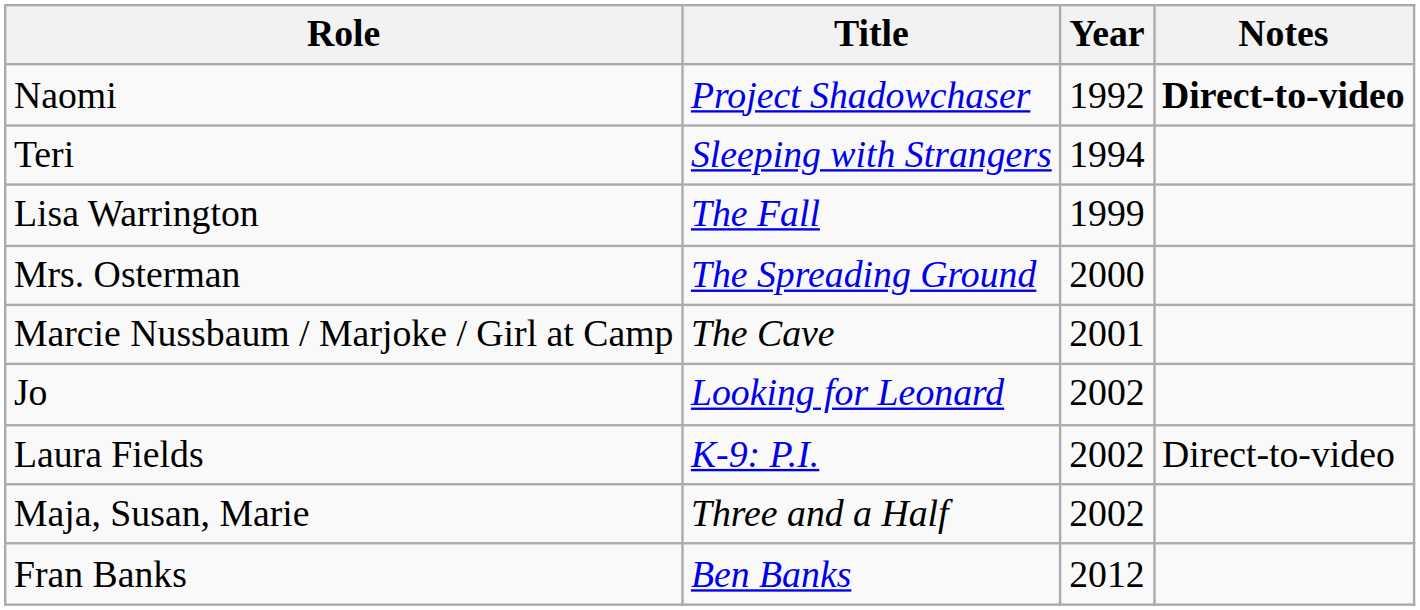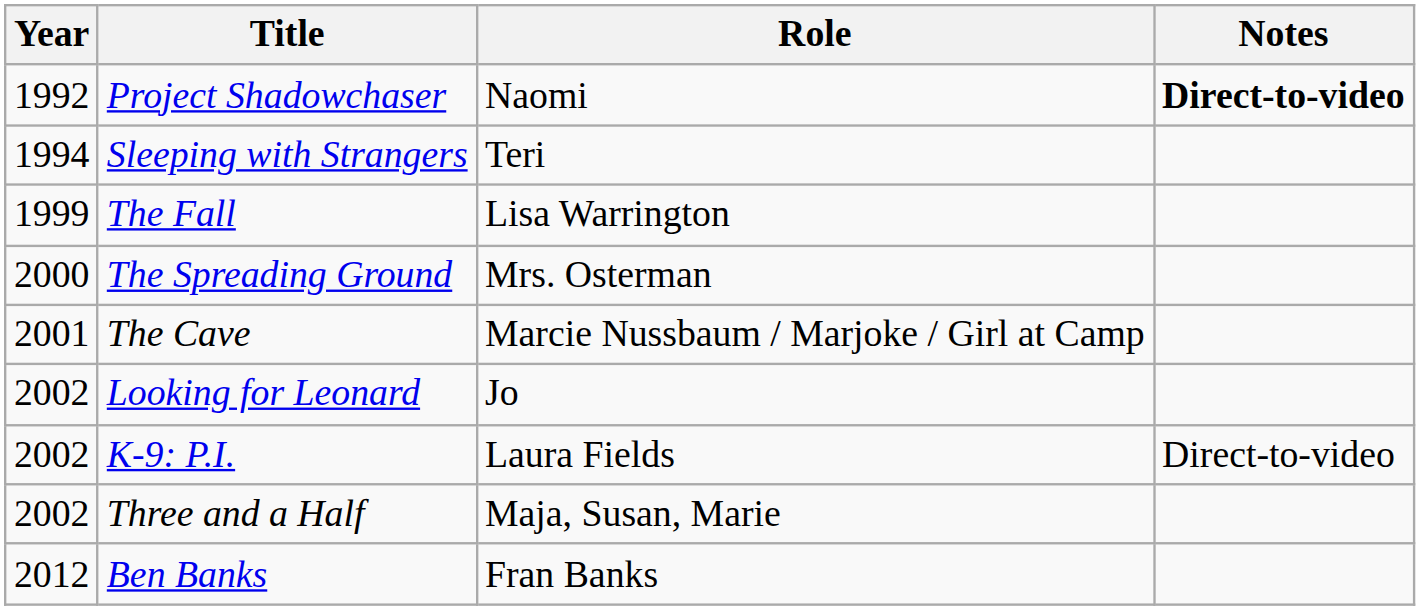columns swapped: (1107, 34) <-> (344, 34)
